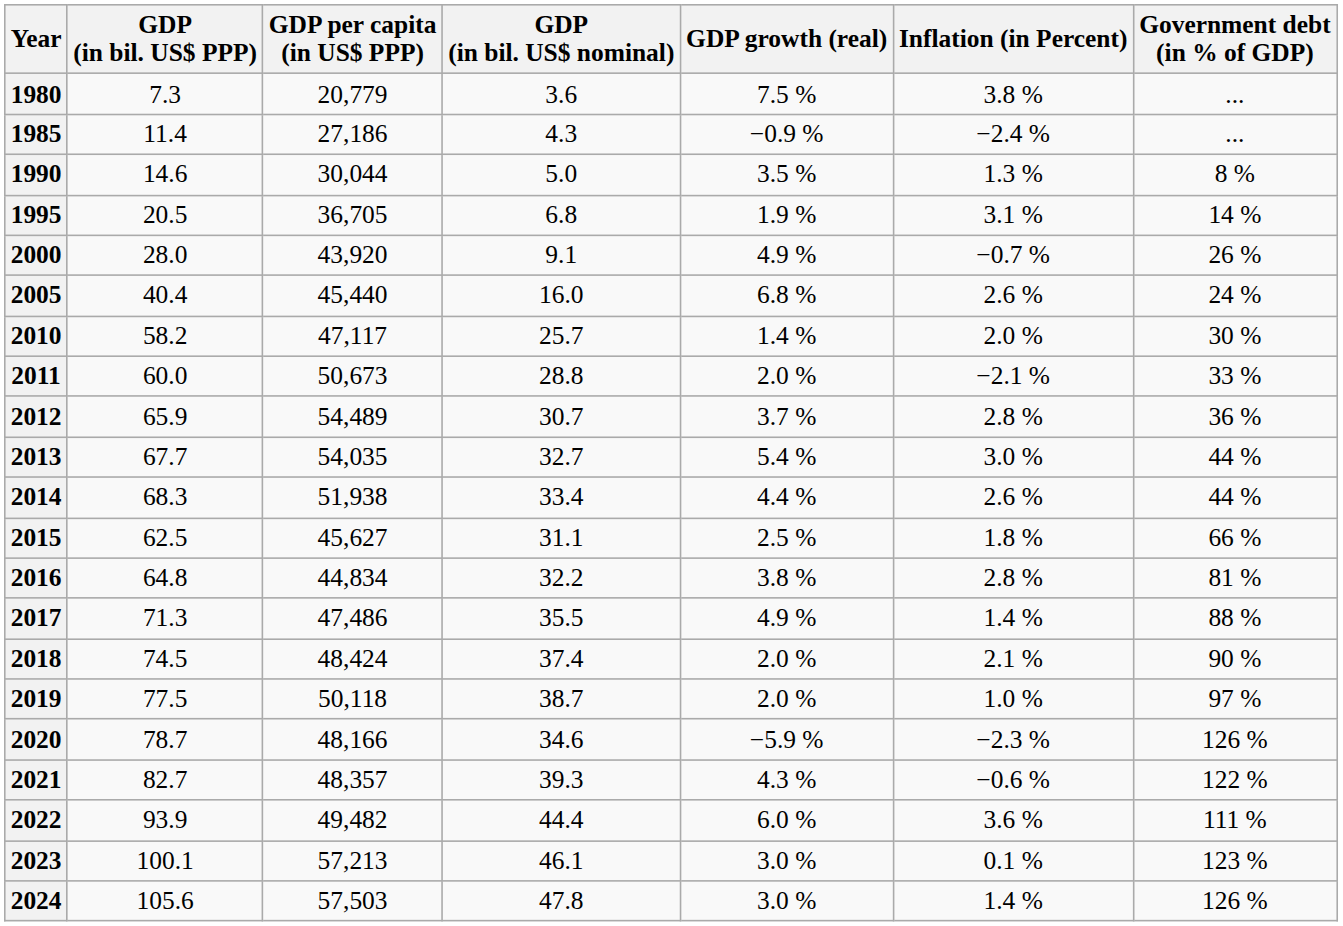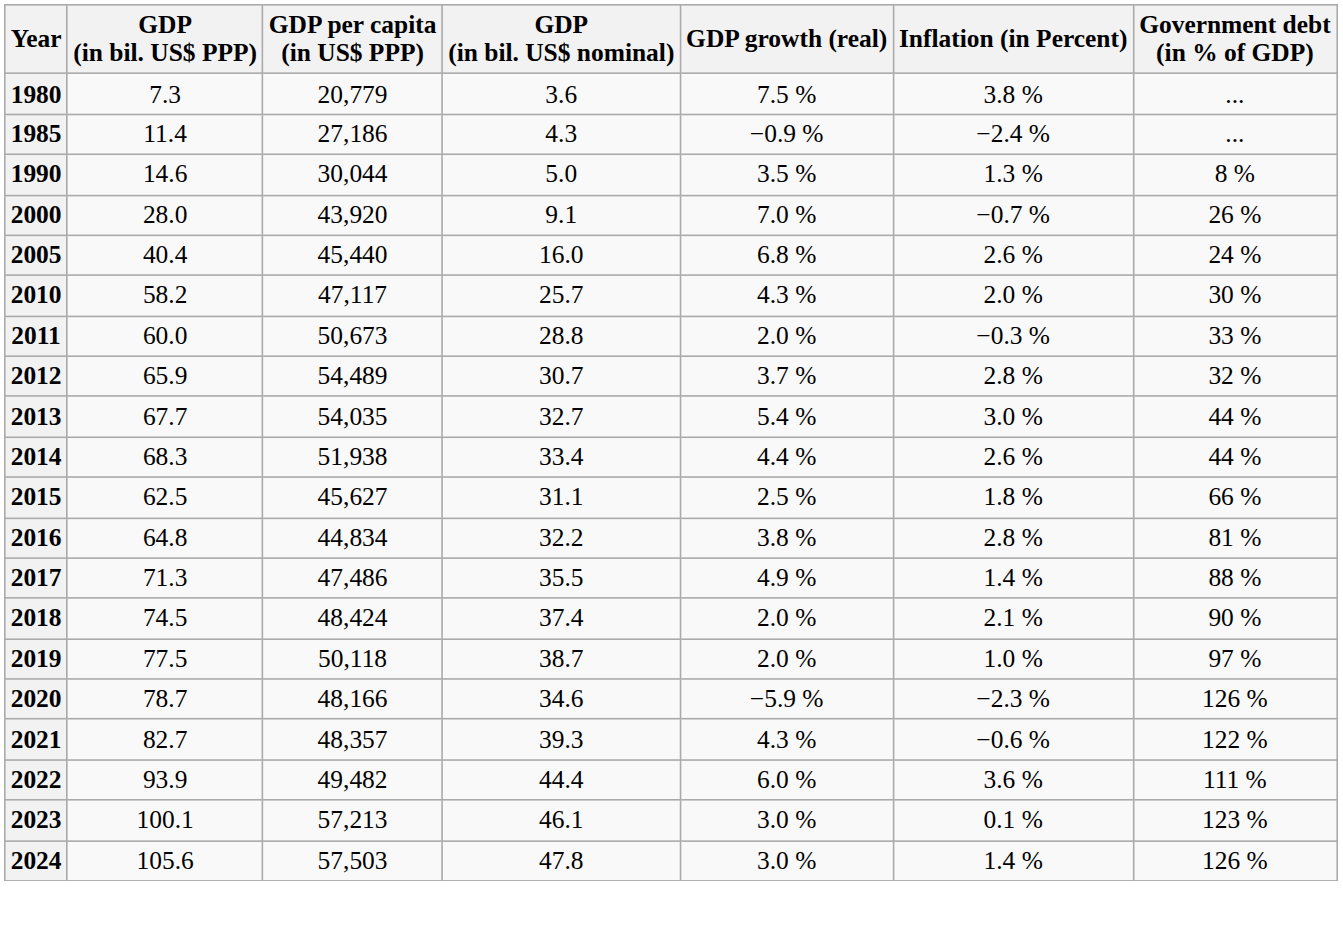- row: (36, 214)
(787, 255) 4.9 % -> (787, 214) 7.0 %
(787, 335) 1.4 % -> (787, 295) 4.3 %
(1013, 376) −2.1 % -> (1013, 335) −0.3 %
(1235, 416) 36 % -> (1235, 376) 32 %
